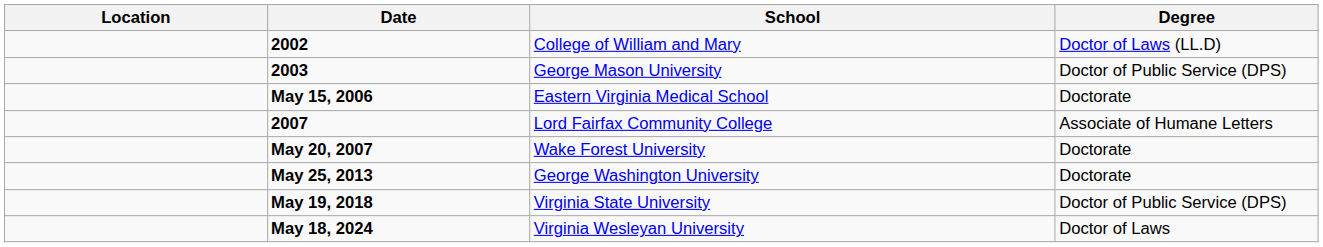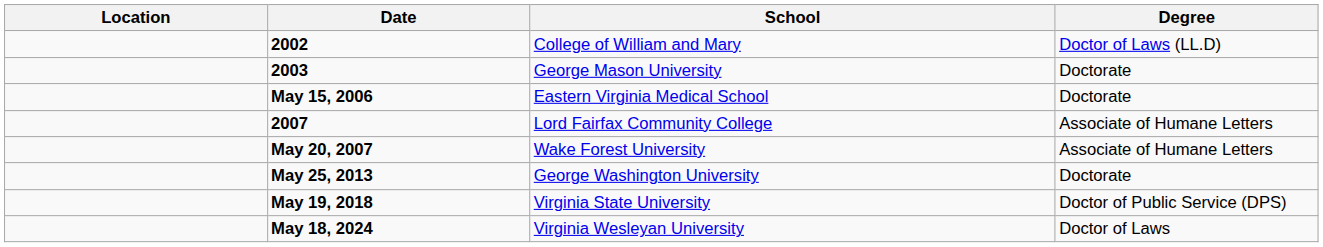(1173, 70) Doctor of Public Service (DPS) -> (1095, 70) Doctorate
(1095, 149) Doctorate -> (1166, 149) Associate of Humane Letters
